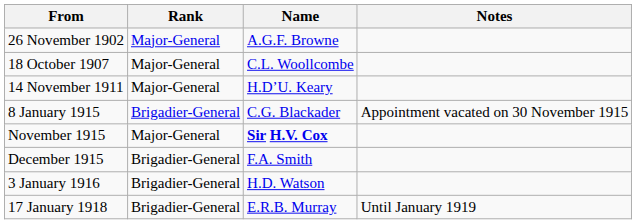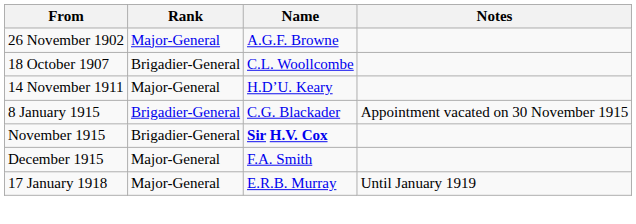(176, 64) Major-General -> (186, 64) Brigadier-General
(176, 135) Major-General -> (186, 135) Brigadier-General
(186, 159) Brigadier-General -> (176, 159) Major-General
- row: (54, 183)
(186, 207) Brigadier-General -> (176, 183) Major-General
